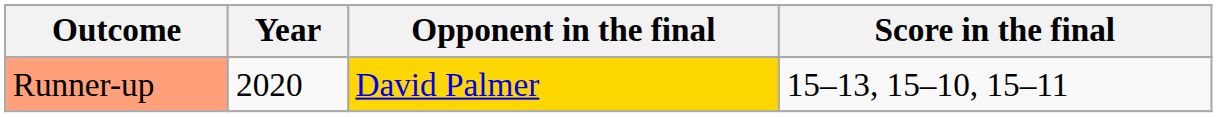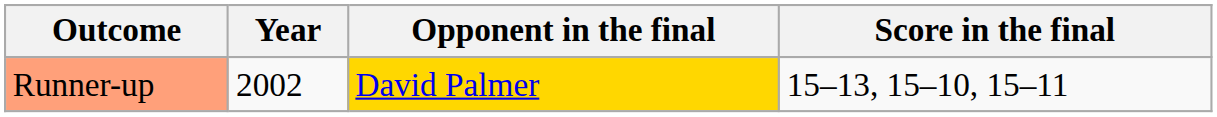(269, 83) 2020 -> (269, 83) 2002
